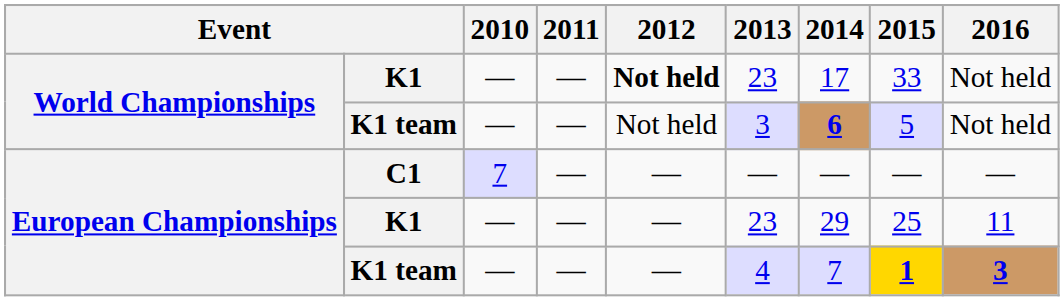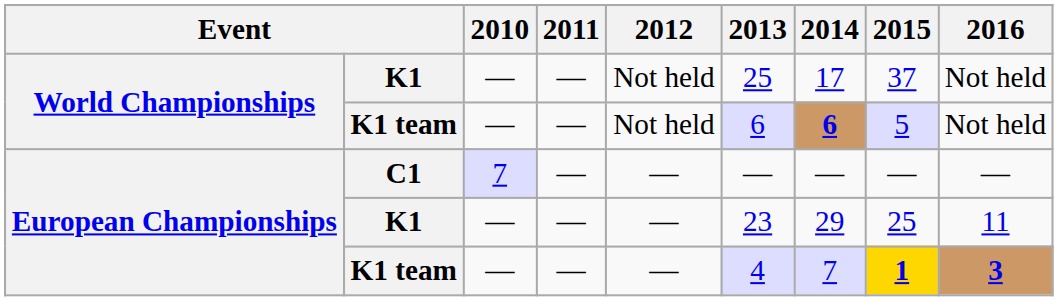(666, 77) bold -> (664, 77) normal
(762, 77) 23 -> (758, 77) 25
(907, 77) 33 -> (902, 77) 37
(762, 125) 3 -> (758, 125) 6
